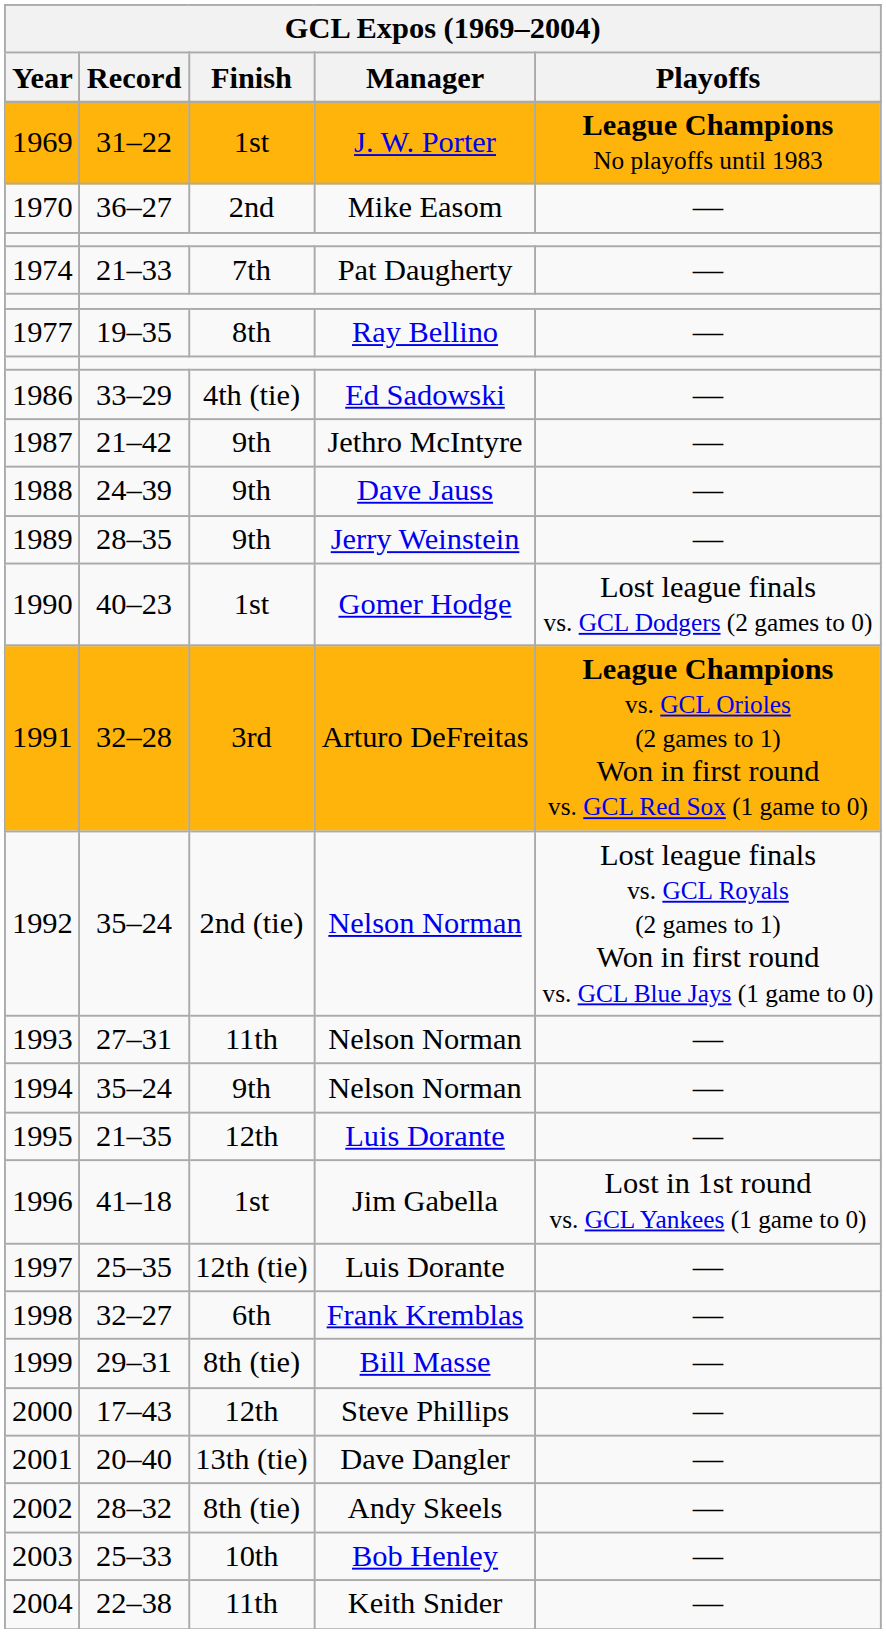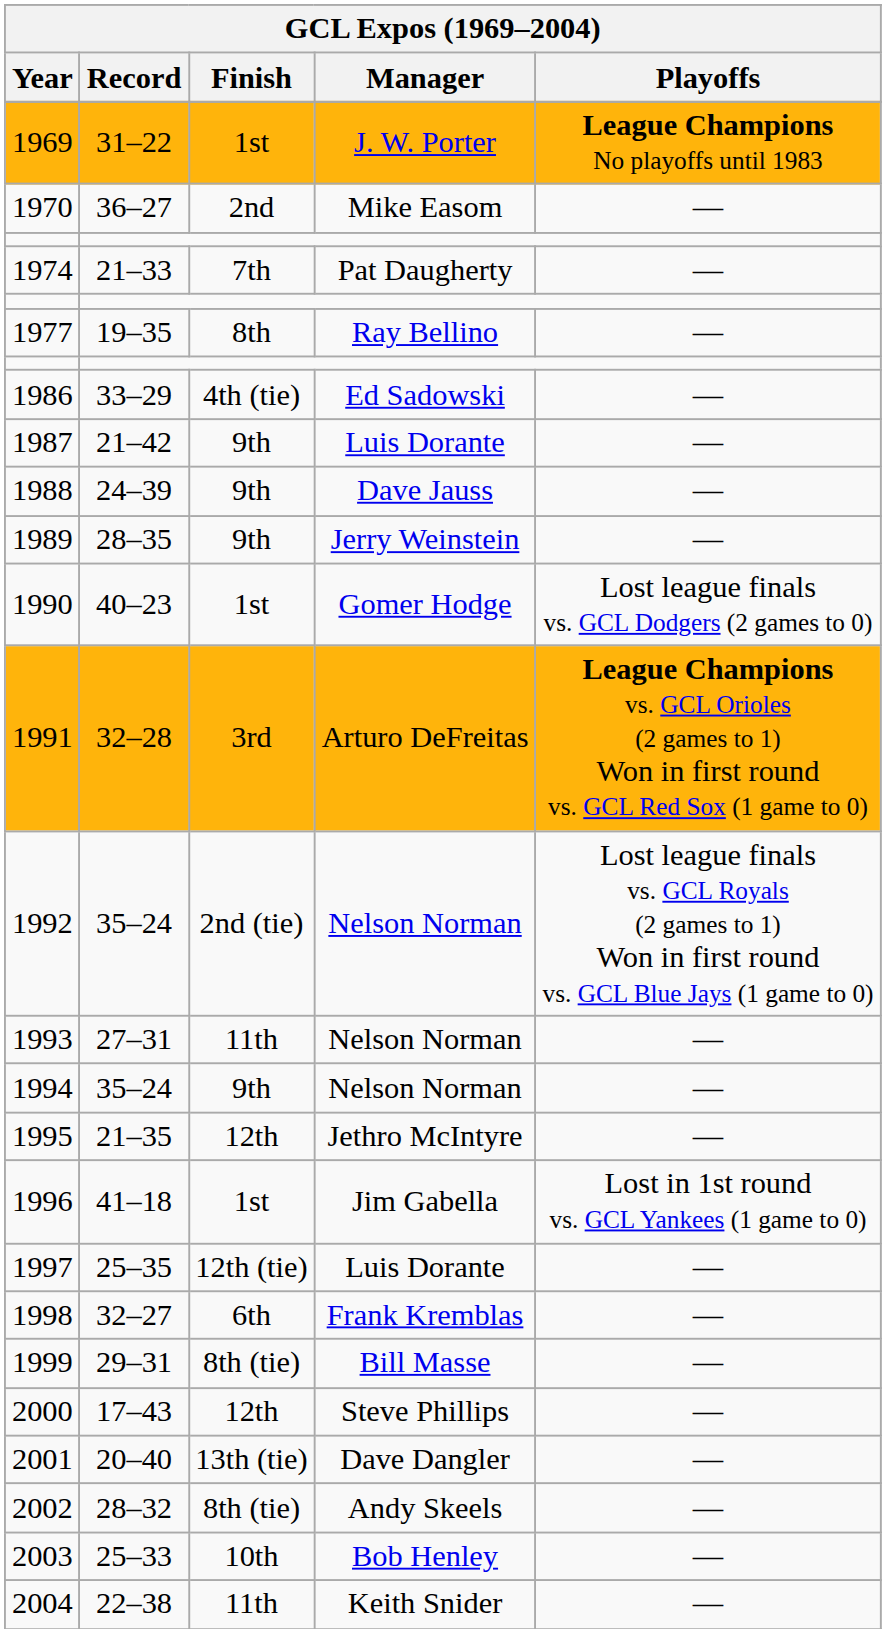(425, 442) Jethro McIntyre -> (425, 442) Luis Dorante
(425, 1135) Luis Dorante -> (425, 1135) Jethro McIntyre
